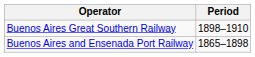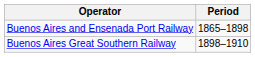rows swapped: (100, 44) <-> (91, 28)
